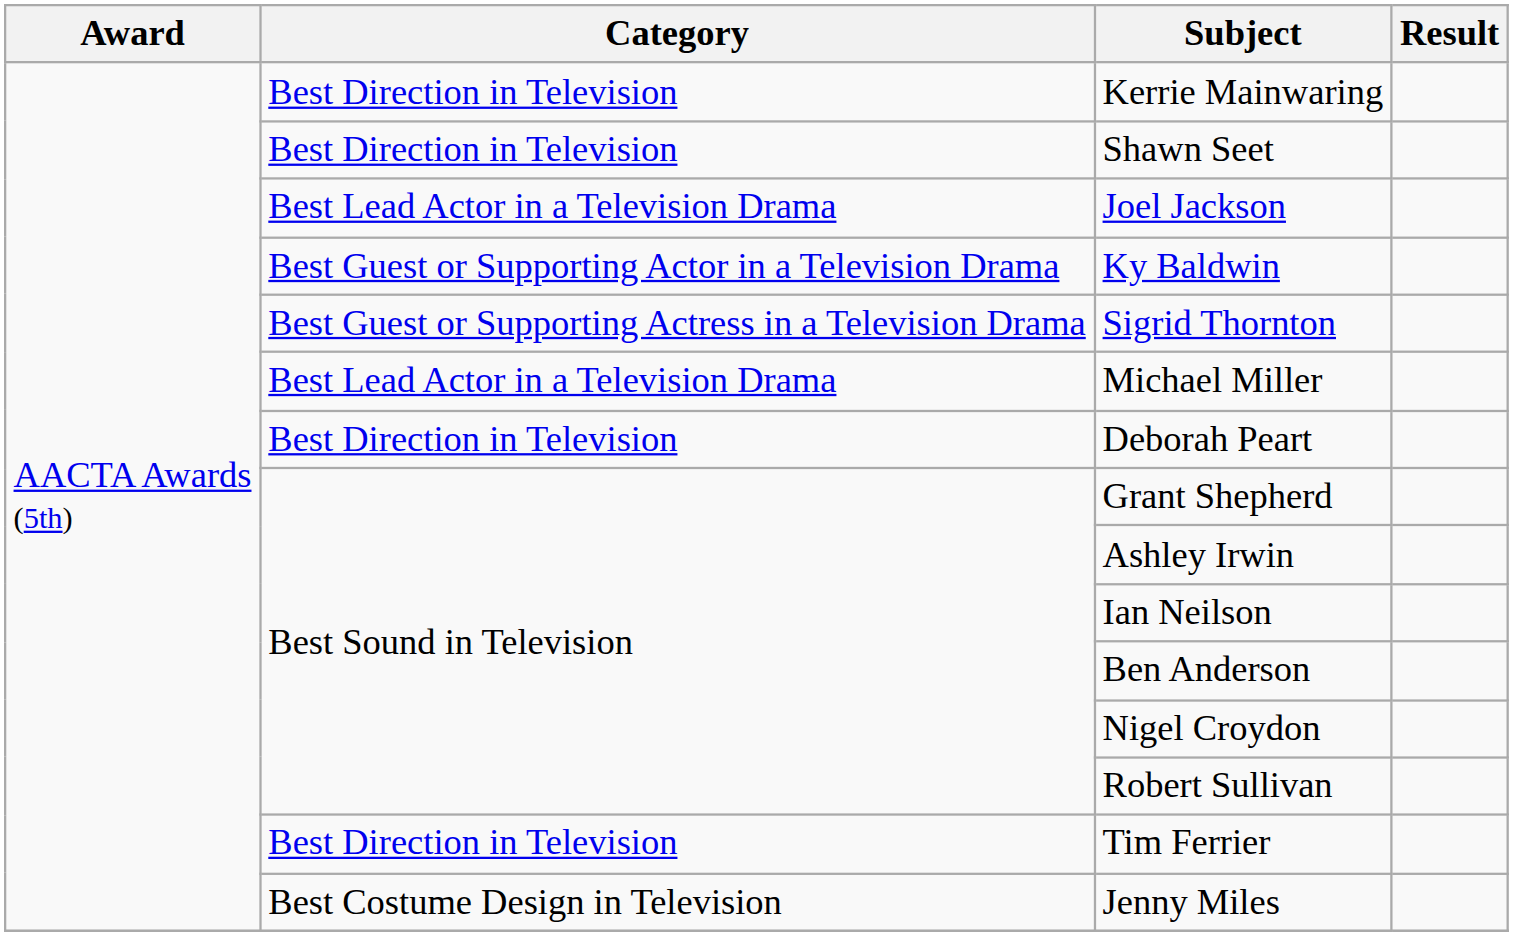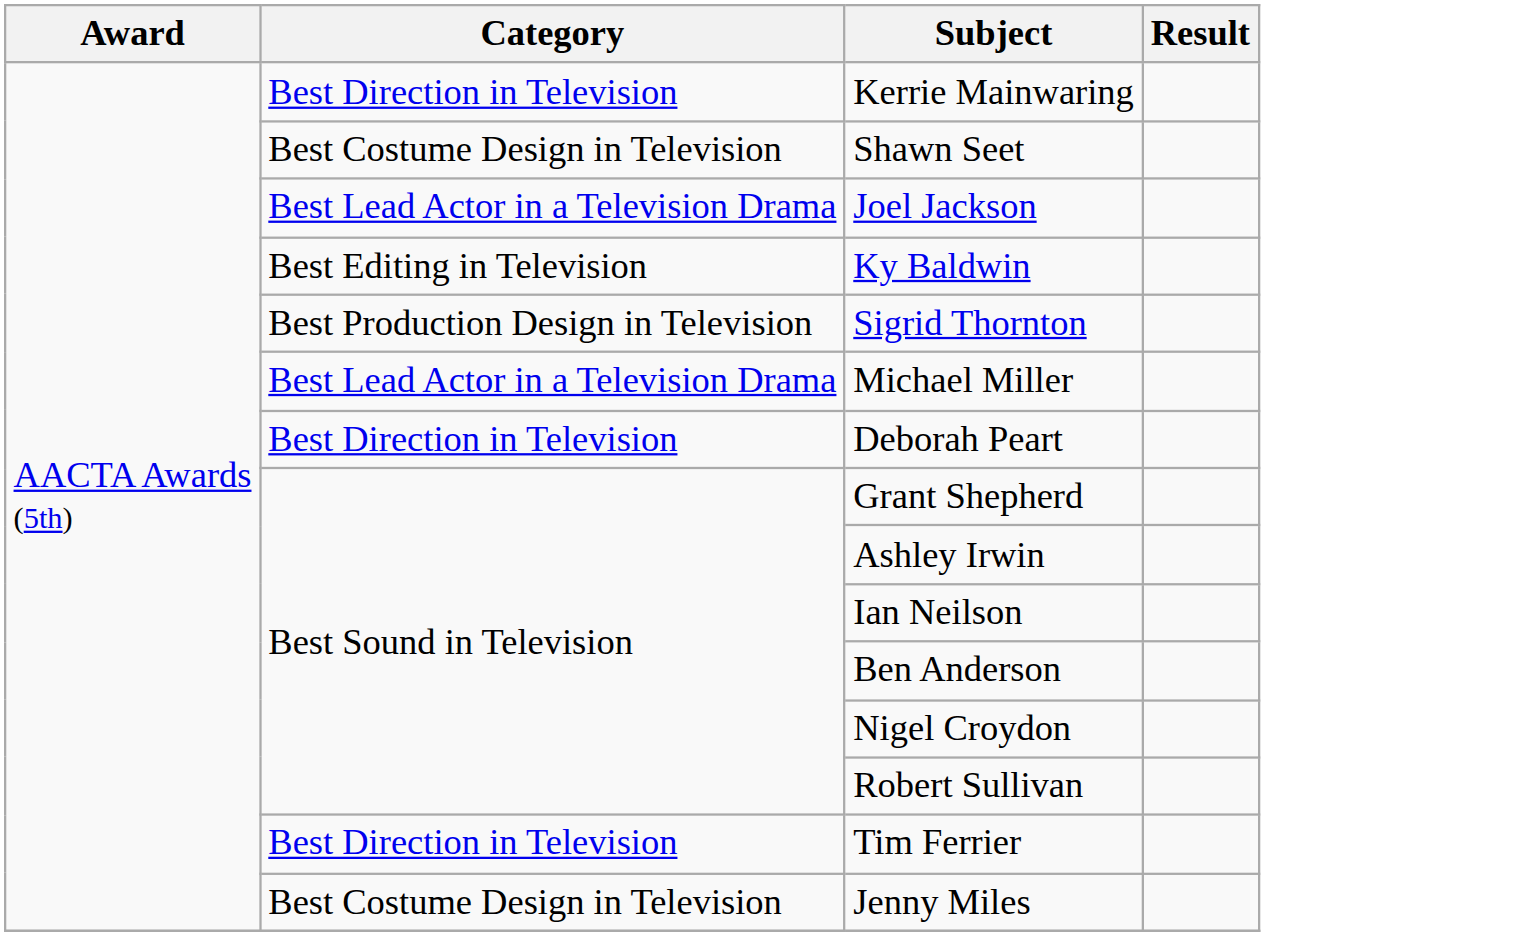(473, 149) Best Direction in Television -> (525, 149) Best Costume Design in Television
(664, 264) Best Guest or Supporting Actor in a Television Drama -> (458, 264) Best Editing in Television
(677, 322) Best Guest or Supporting Actress in a Television Drama -> (540, 322) Best Production Design in Television
